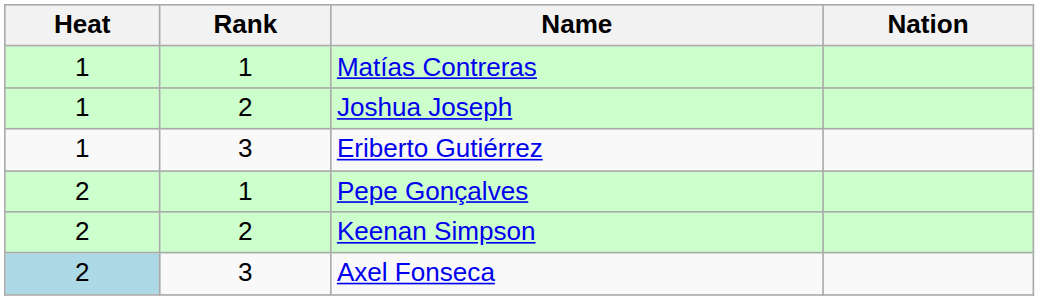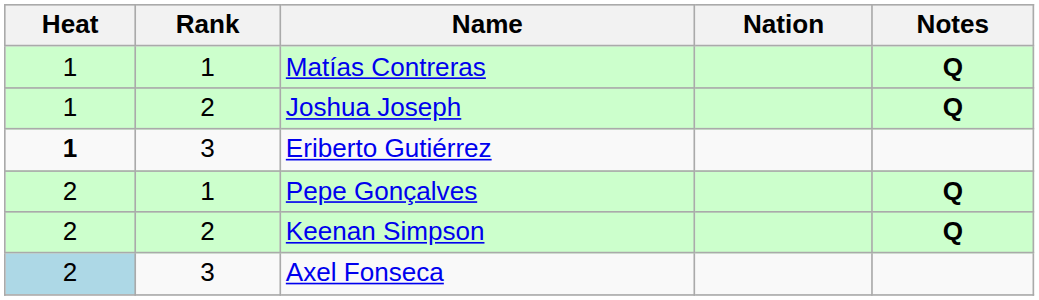+ column: (953, 25)
(82, 149) normal -> (70, 149) bold
